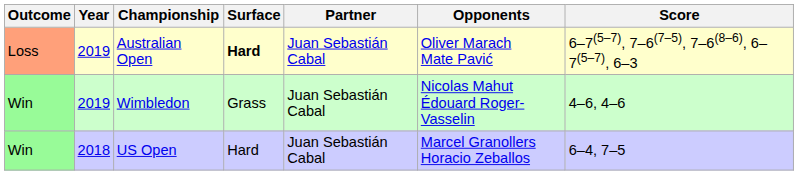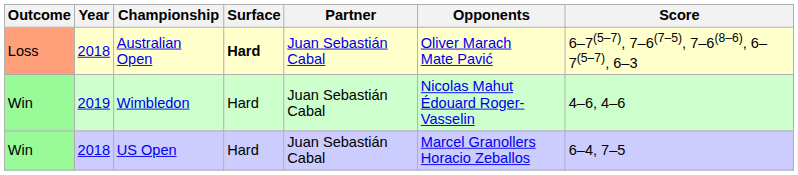(94, 51) 2019 -> (94, 51) 2018
(247, 102) Grass -> (243, 102) Hard
